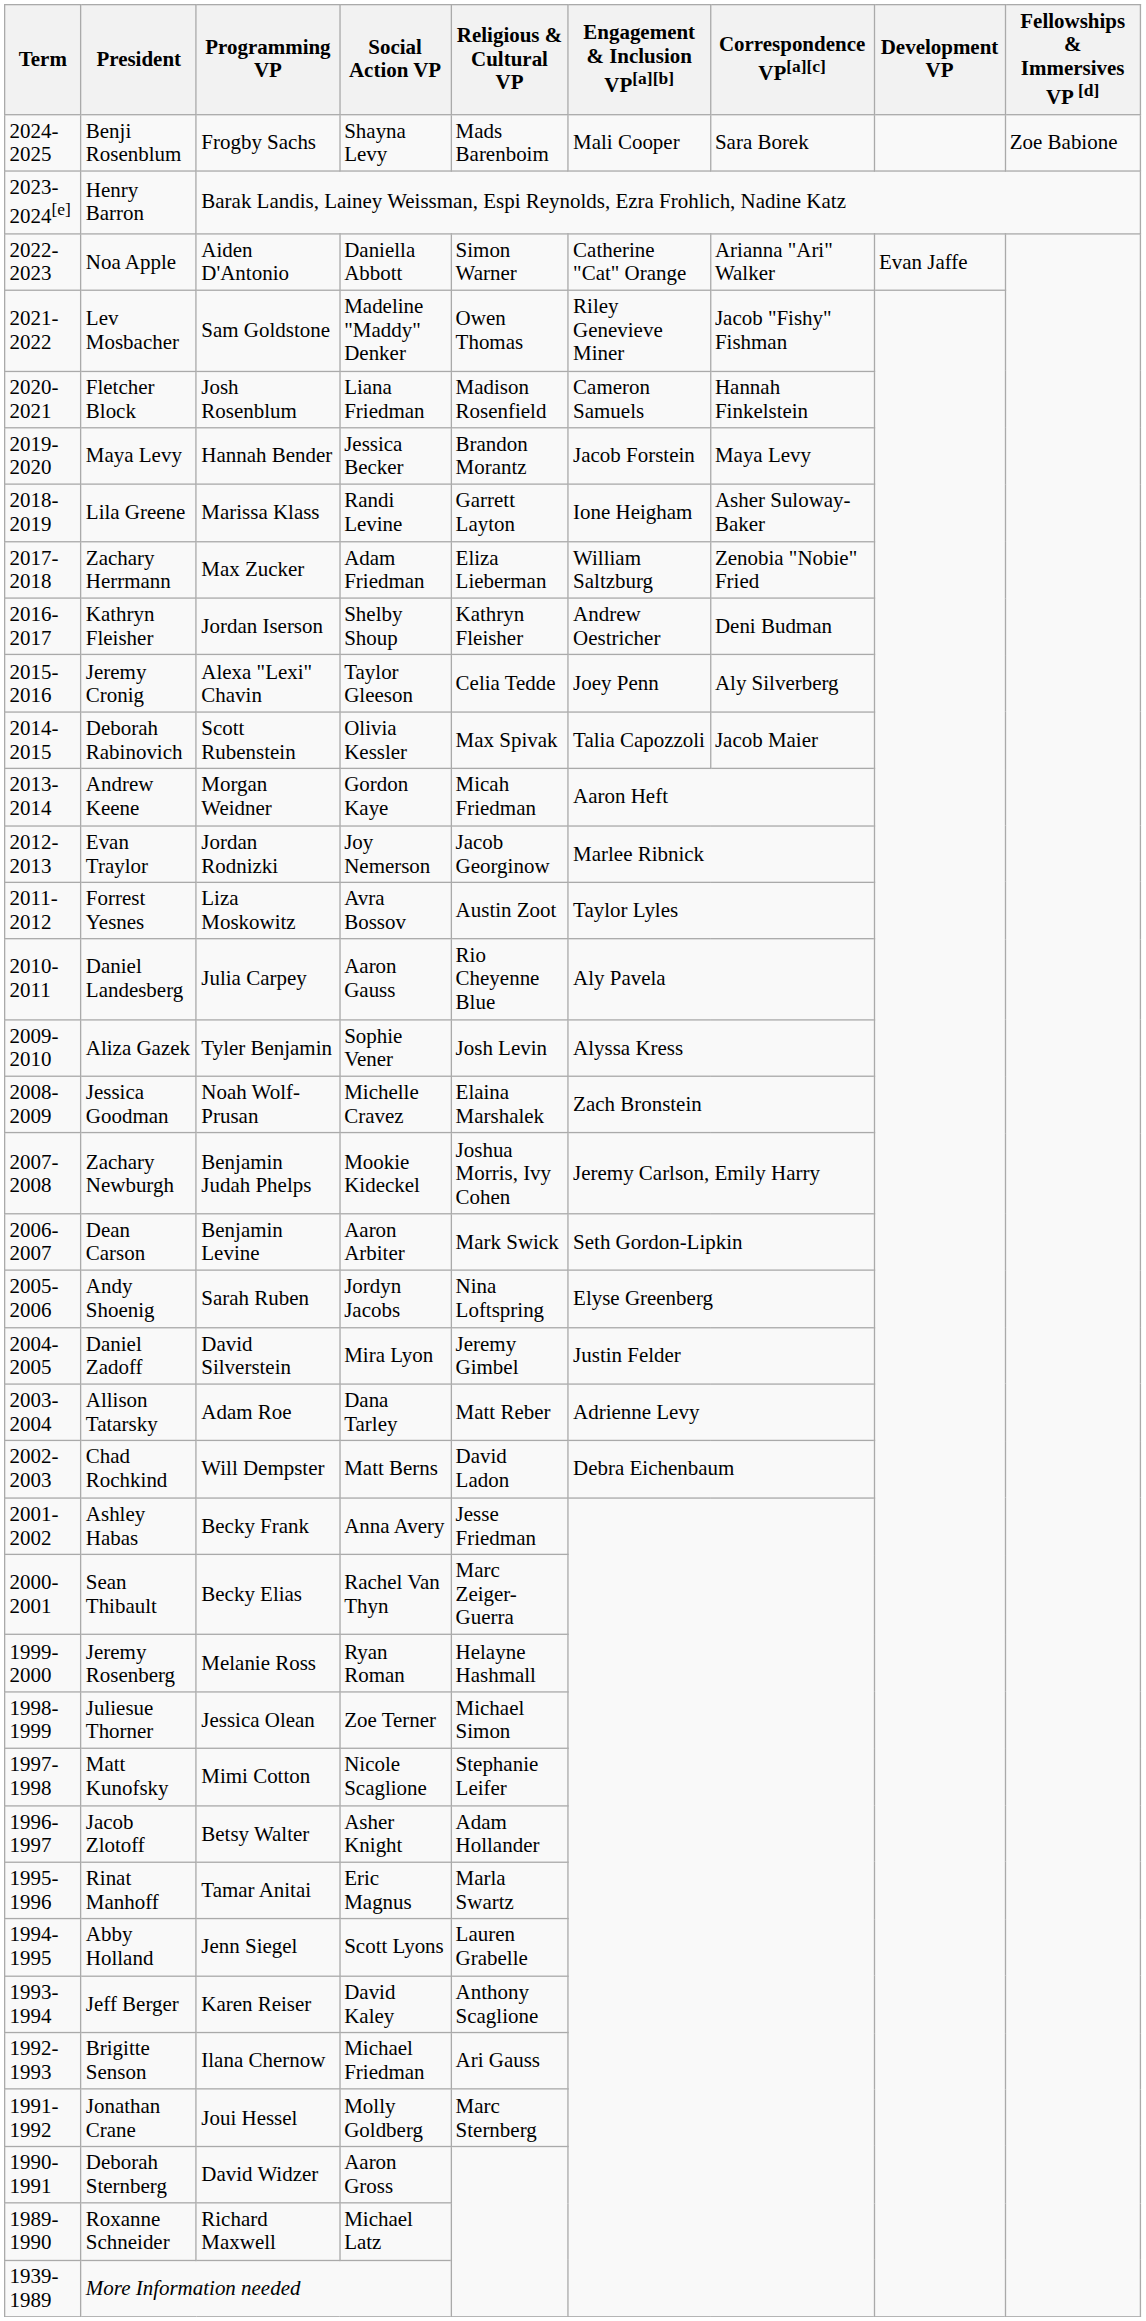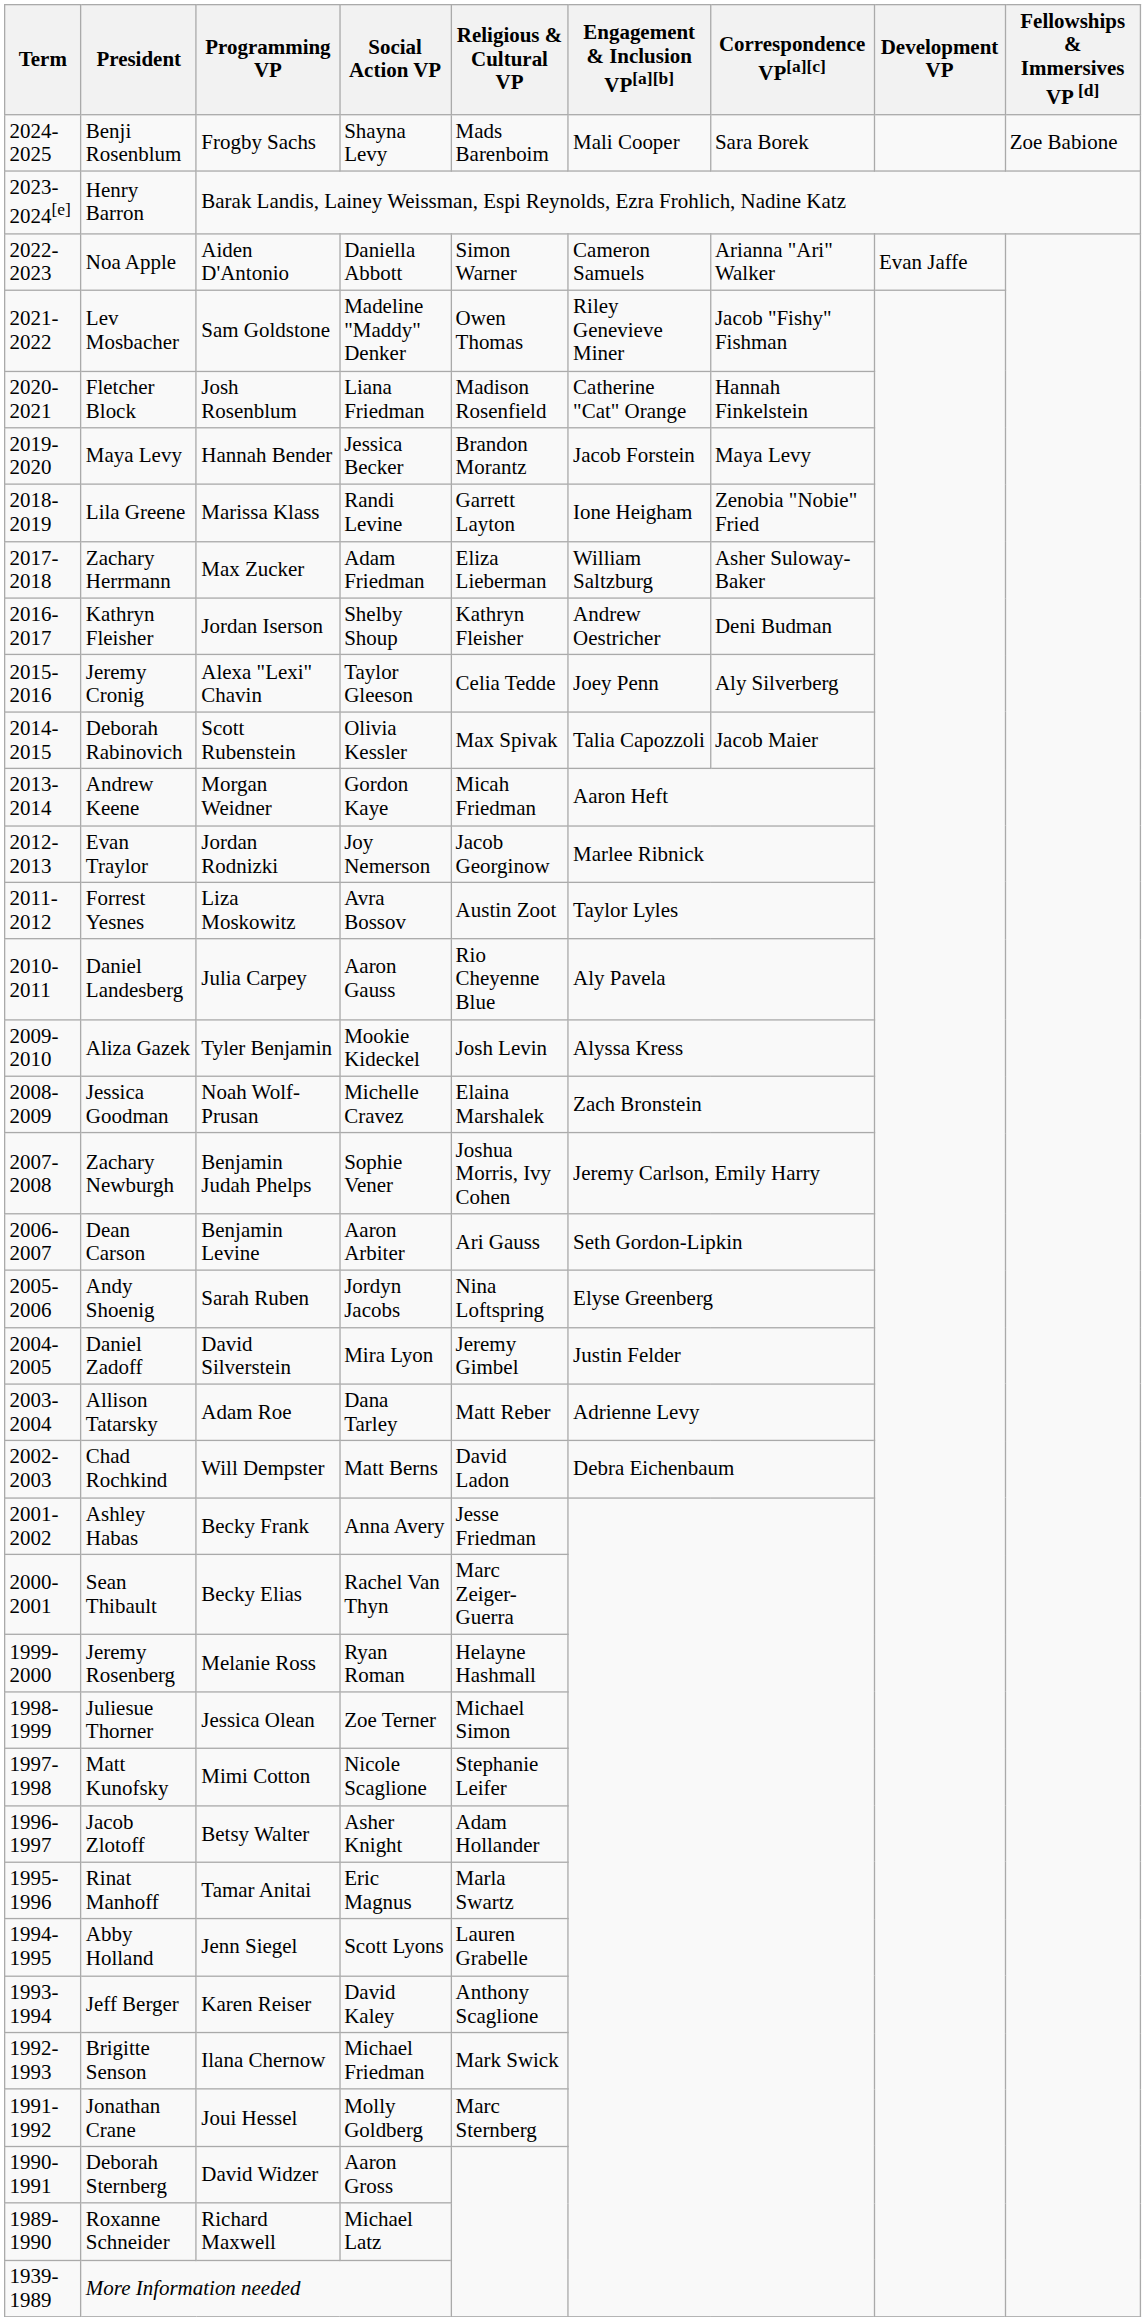(630, 261) Catherine "Cat" Orange -> (612, 261) Cameron Samuels
(612, 399) Cameron Samuels -> (630, 399) Catherine "Cat" Orange
(783, 512) Asher Suloway-Baker -> (786, 512) Zenobia "Nobie" Fried
(786, 569) Zenobia "Nobie" Fried -> (783, 569) Asher Suloway-Baker
(373, 1047) Sophie Vener -> (382, 1047) Mookie Kideckel
(382, 1173) Mookie Kideckel -> (373, 1173) Sophie Vener
(507, 1241) Mark Swick -> (498, 1241) Ari Gauss
(498, 2060) Ari Gauss -> (507, 2060) Mark Swick
